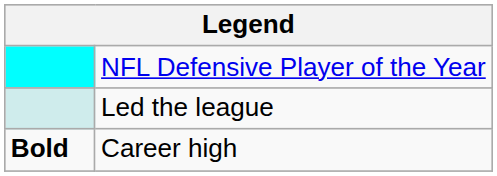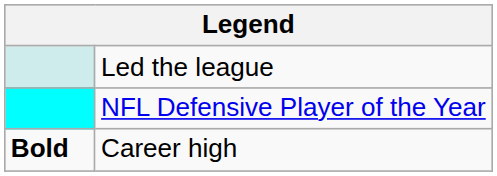rows swapped: (293, 66) <-> (187, 107)
